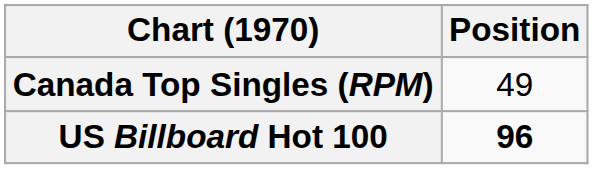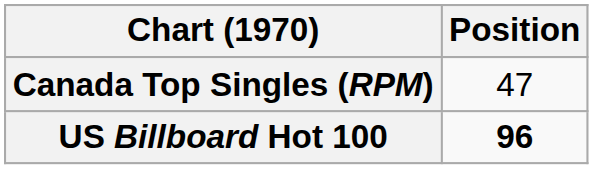(515, 83) 49 -> (515, 83) 47
